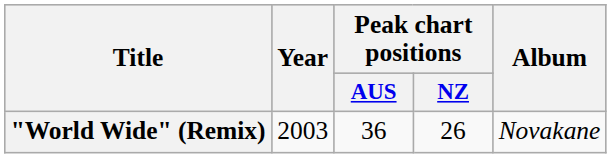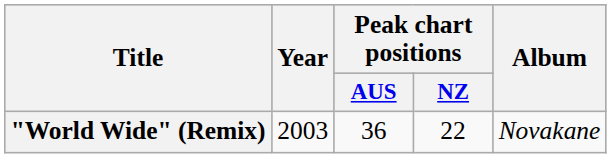(453, 131) 26 -> (453, 131) 22
